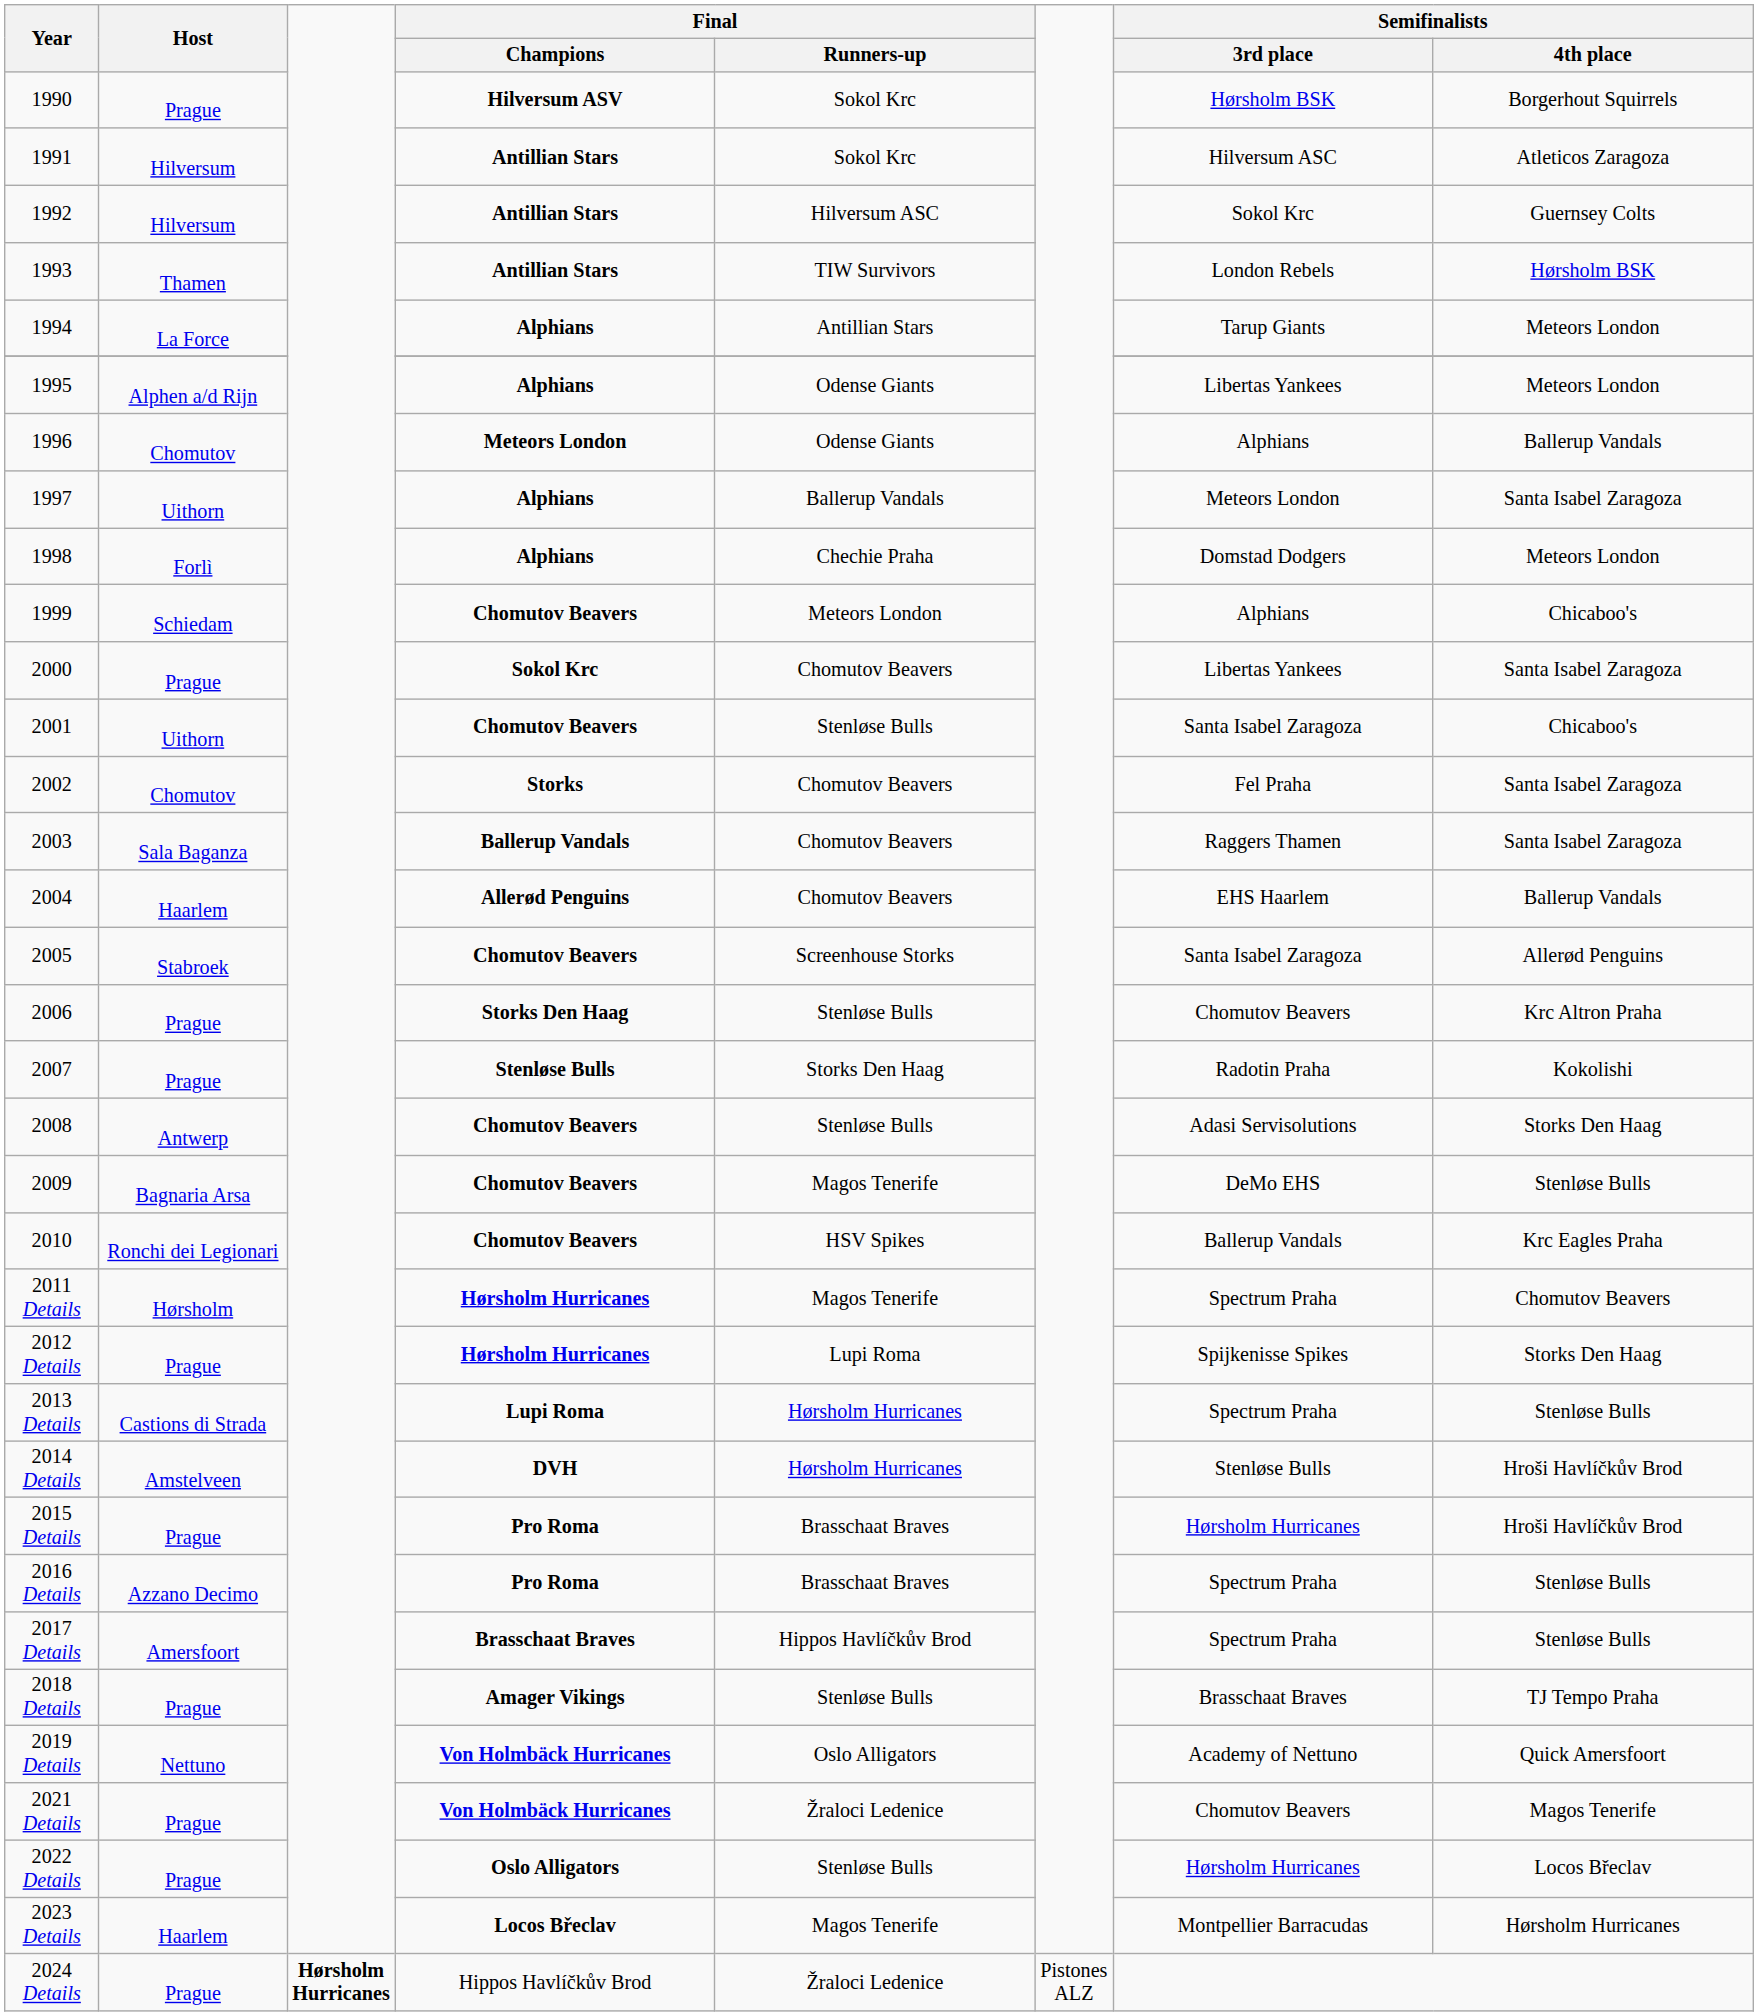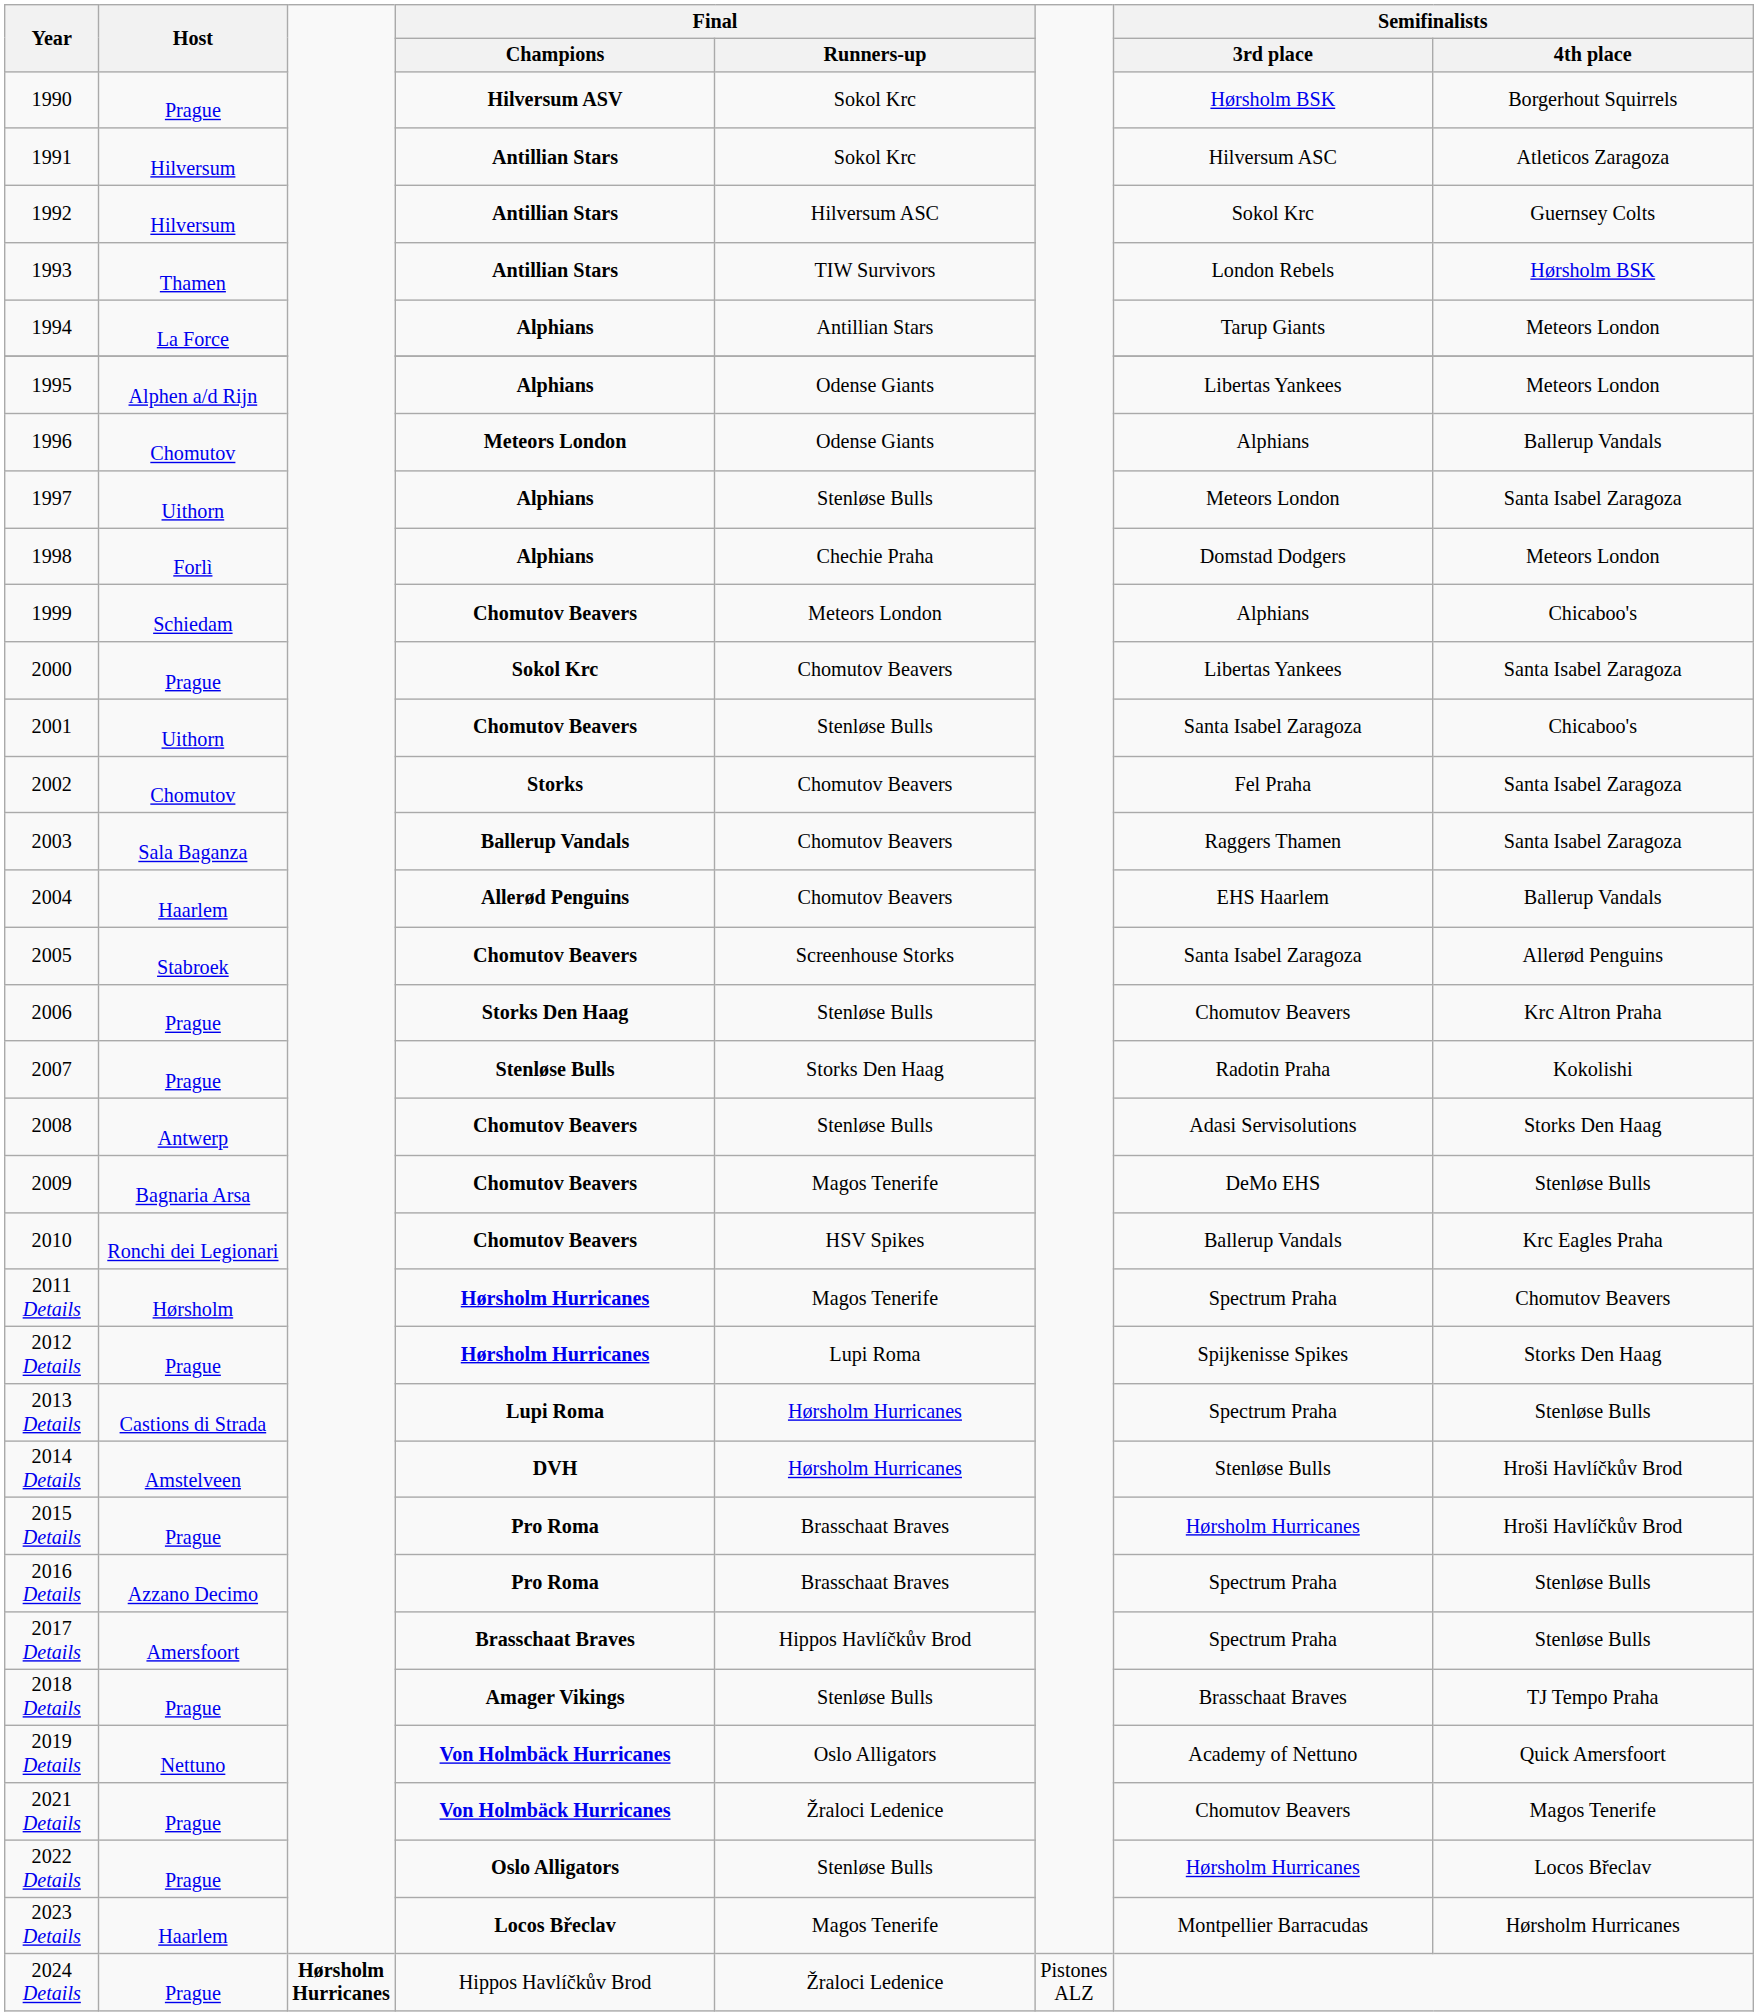(875, 499) Ballerup Vandals -> (875, 499) Stenløse Bulls
